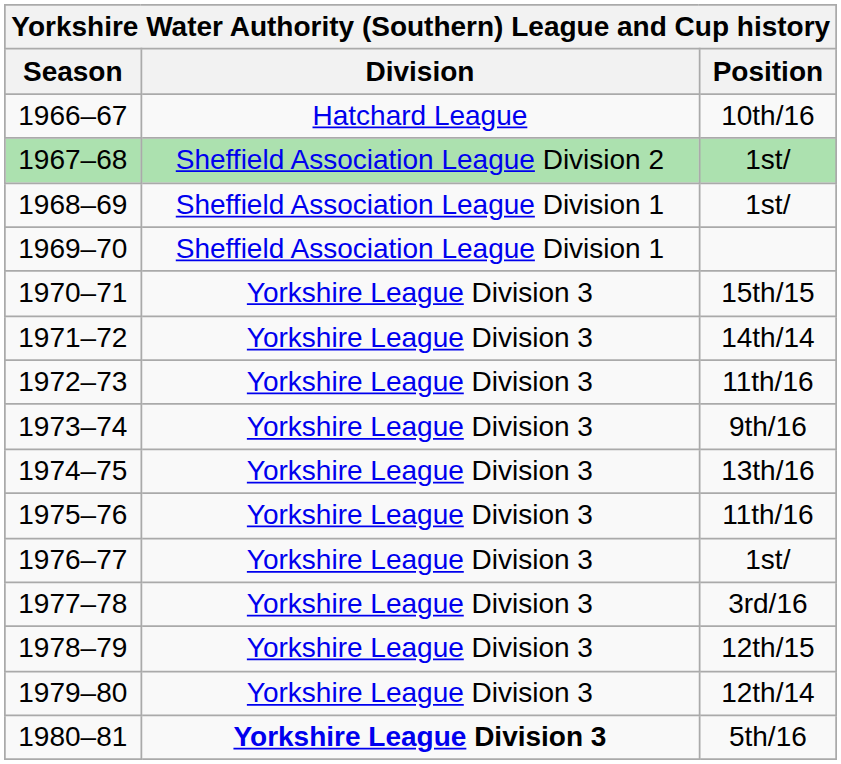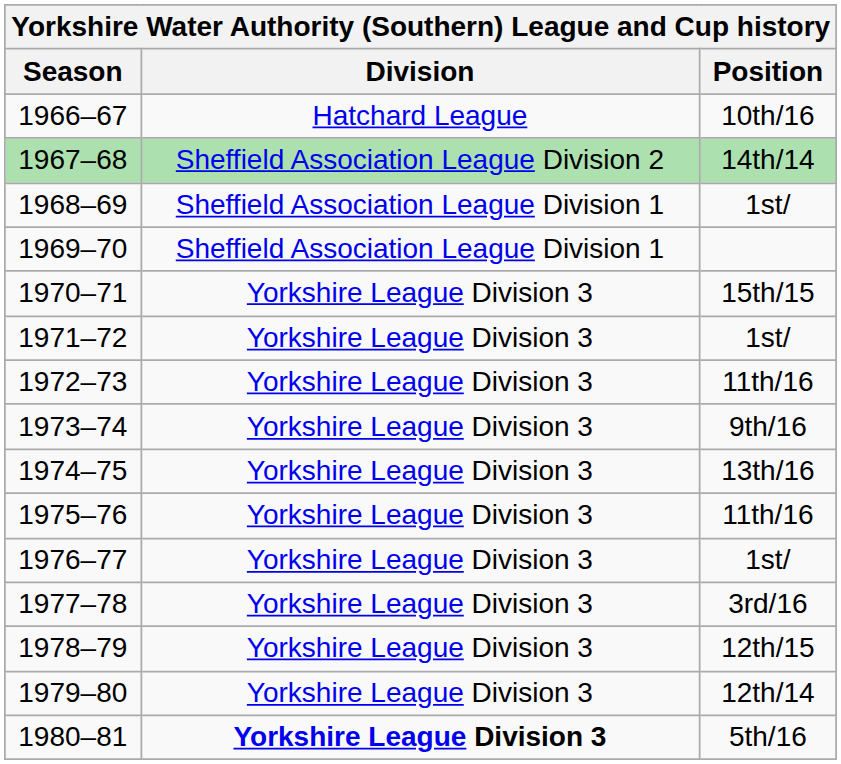(768, 159) 1st/ -> (768, 159) 14th/14
(768, 337) 14th/14 -> (768, 337) 1st/
